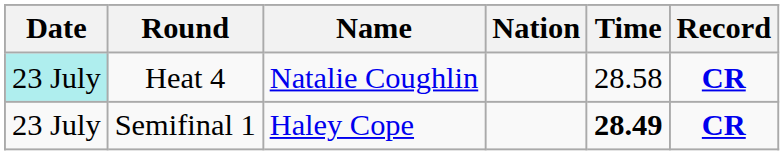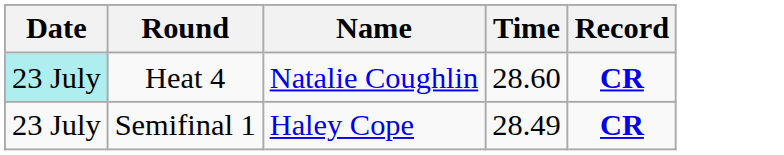- column: (536, 28)
(628, 76) 28.58 -> (526, 76) 28.60
(628, 125) bold -> (526, 125) normal
